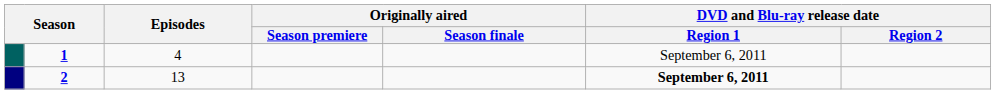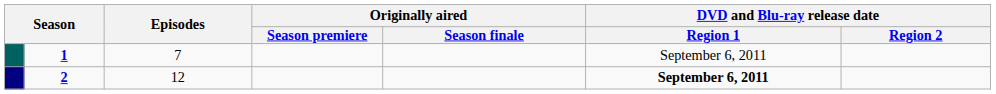(178, 55) 4 -> (178, 55) 7
(178, 77) 13 -> (178, 77) 12
